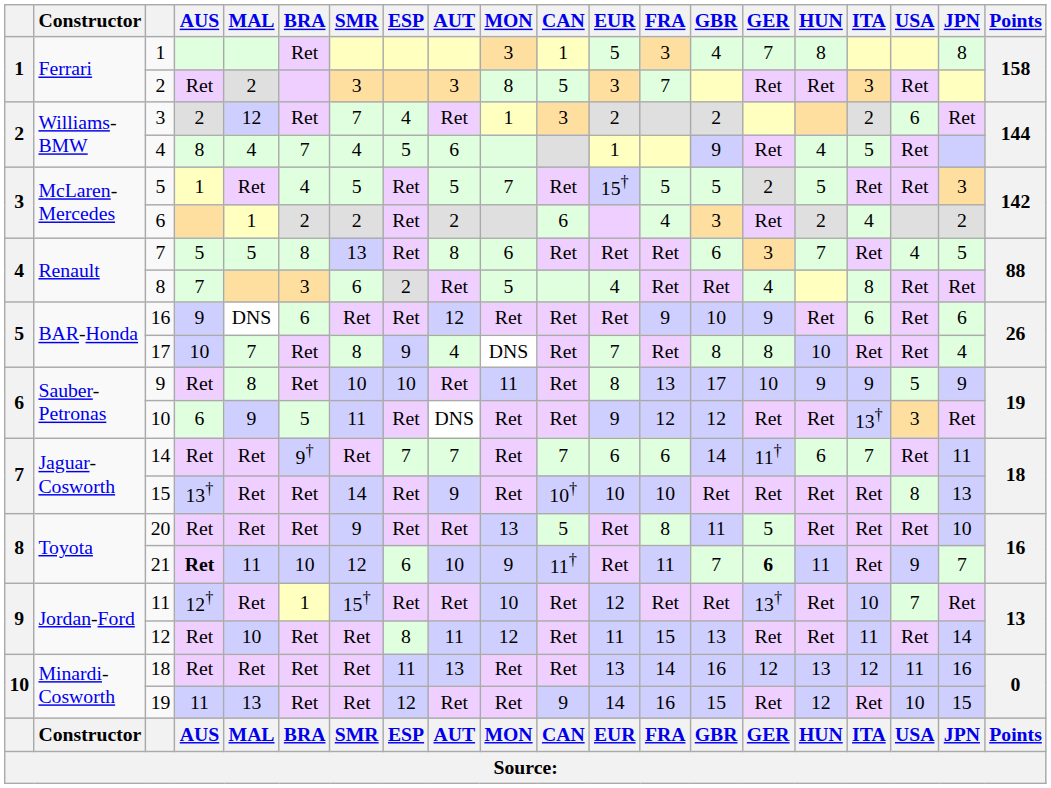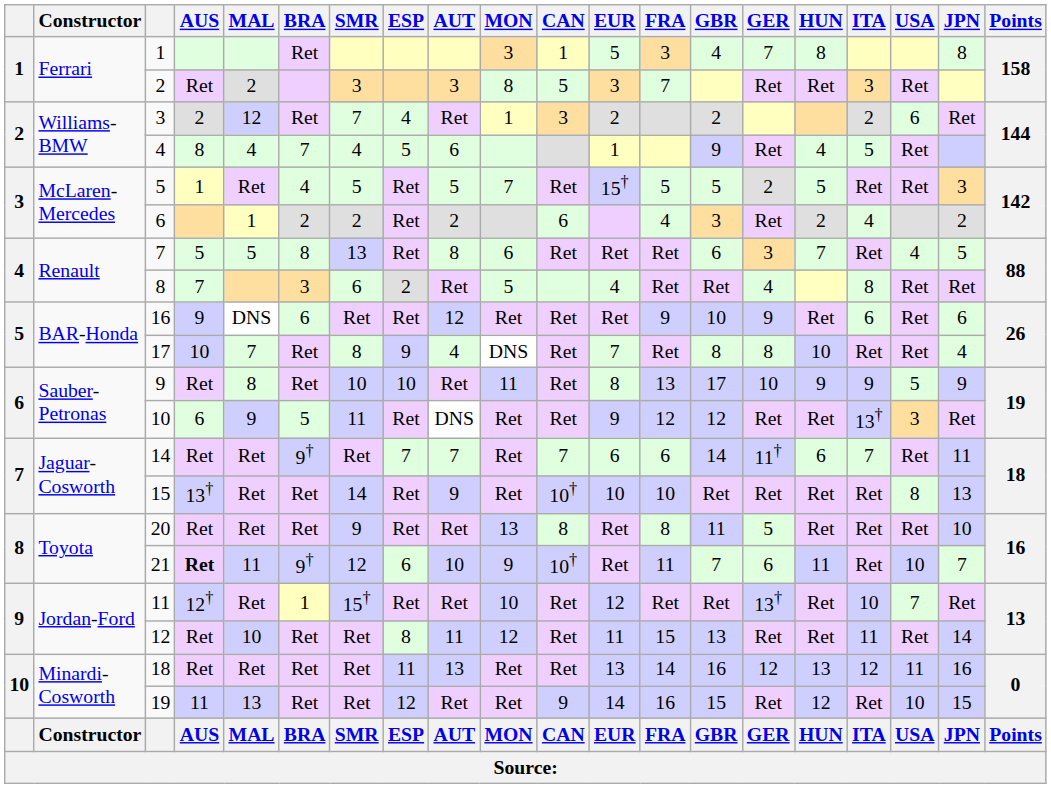(563, 528) 5 -> (563, 528) 8
(305, 563) 10 -> (305, 563) 9†
(563, 563) 11† -> (563, 563) 10†
(768, 563) bold -> (768, 563) normal
(915, 563) 9 -> (915, 563) 10
